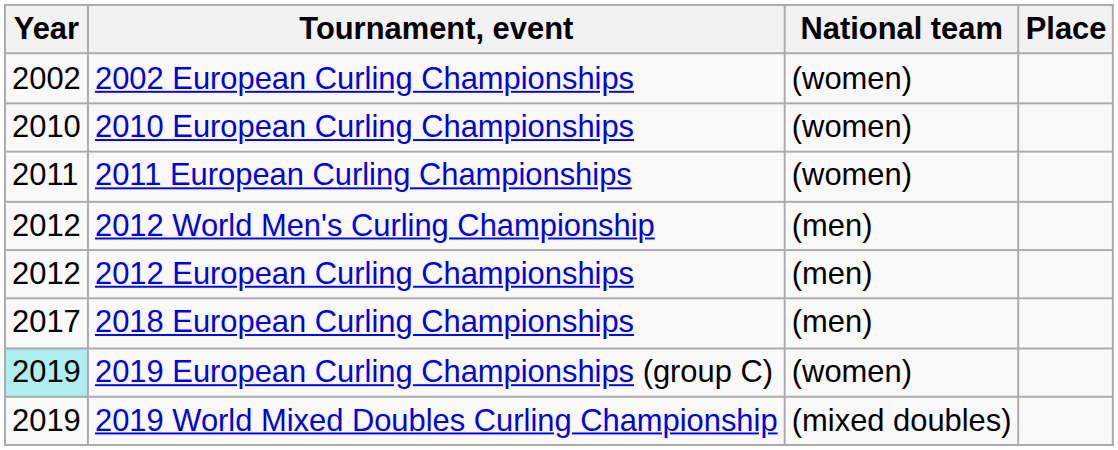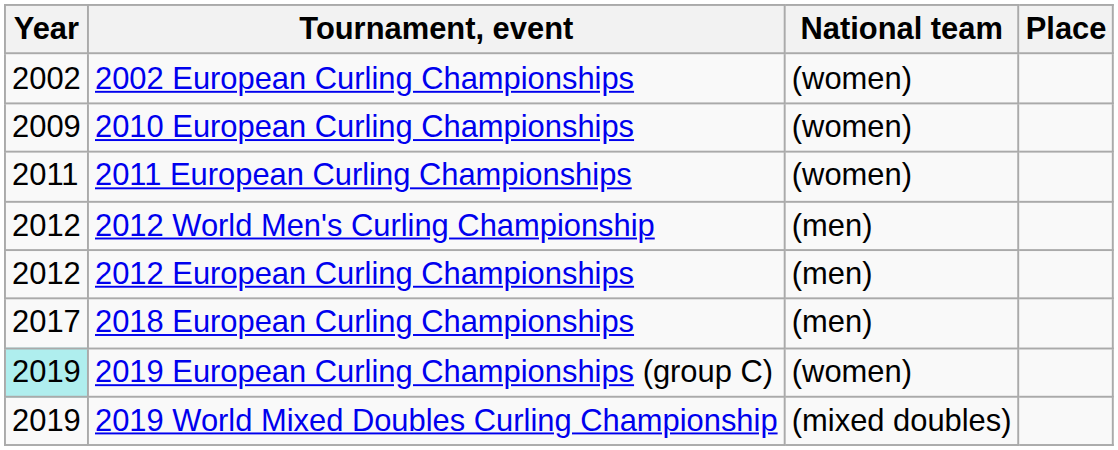(46, 126) 2010 -> (46, 126) 2009
